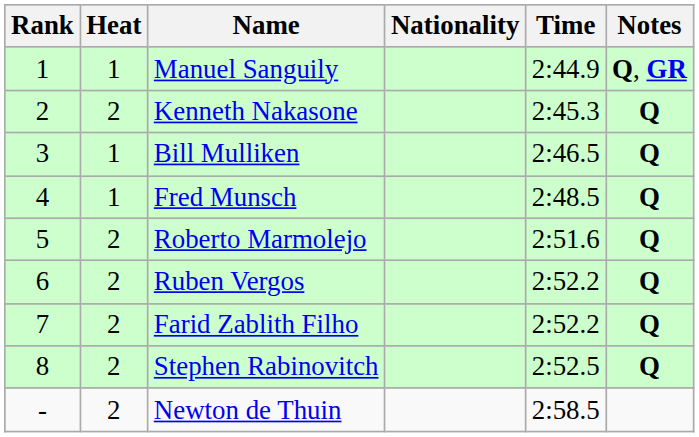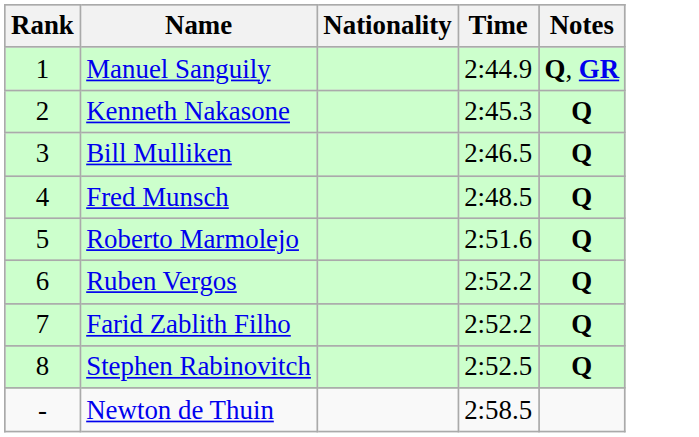- column: (114, 25)
